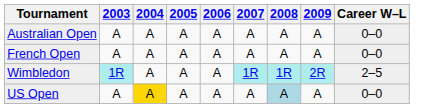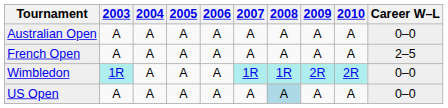+ column: (351, 14)
(372, 53) 0–0 -> (405, 53) 2–5
(372, 73) 2–5 -> (405, 73) 0–0
(150, 93) gold background -> (150, 93) no background
